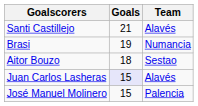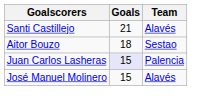- row: (18, 45)
(160, 77) Alavés -> (164, 61) Palencia
(164, 93) Palencia -> (160, 77) Alavés
